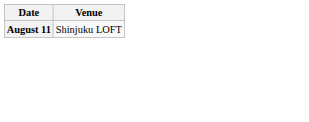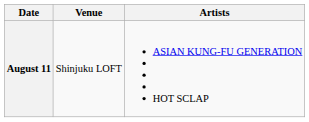+ column: (215, 12)
